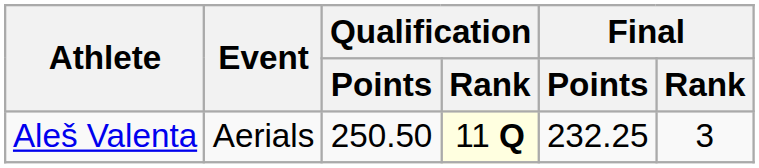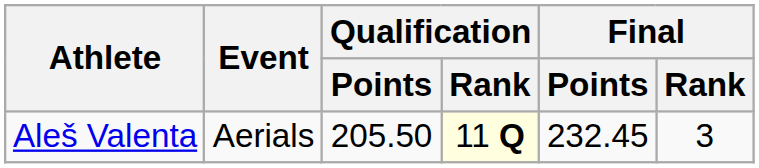(382, 137) 250.50 -> (382, 137) 205.50
(598, 137) 232.25 -> (598, 137) 232.45
